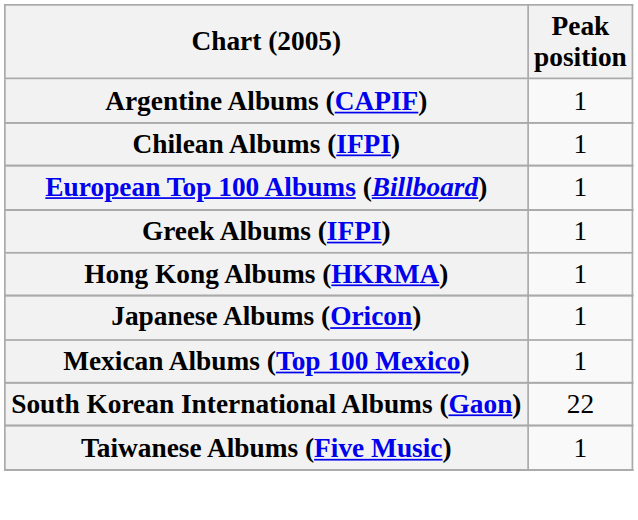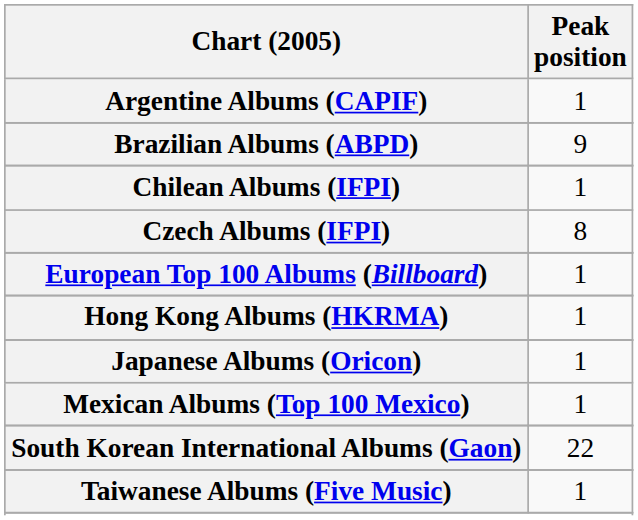+ row: (266, 143)
+ row: (266, 230)
- row: (266, 230)
